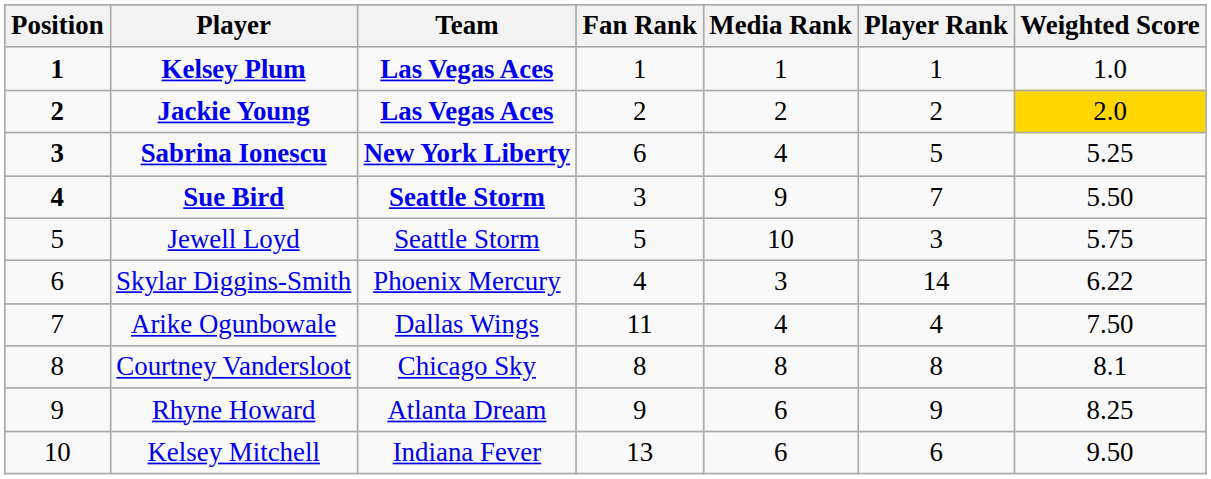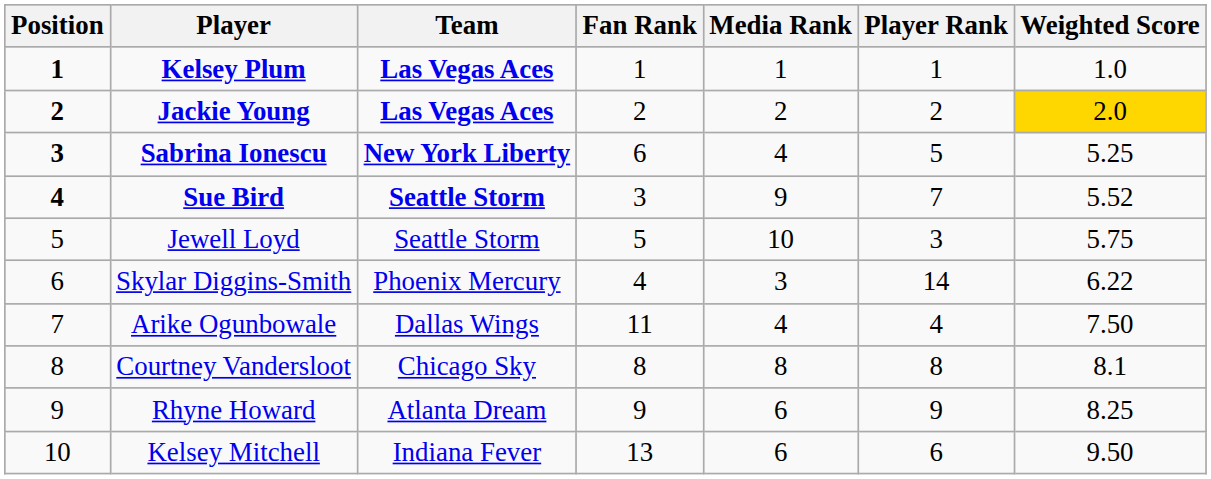(1110, 196) 5.50 -> (1110, 196) 5.52
